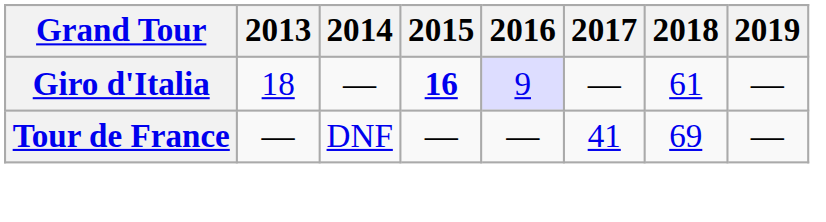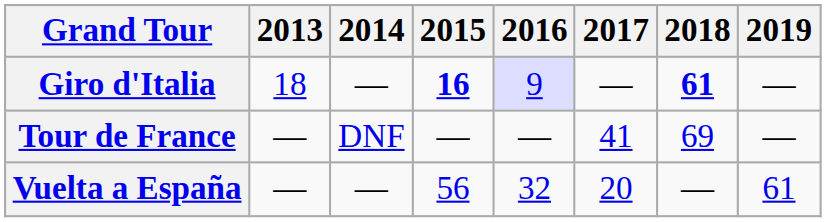(686, 83) normal -> (697, 83) bold
+ row: (127, 188)
